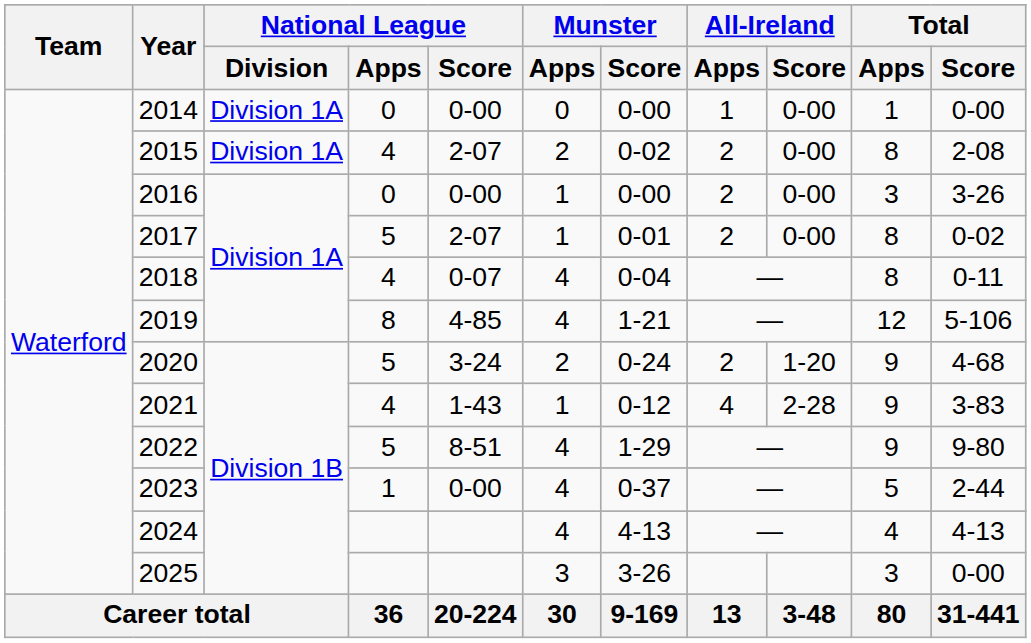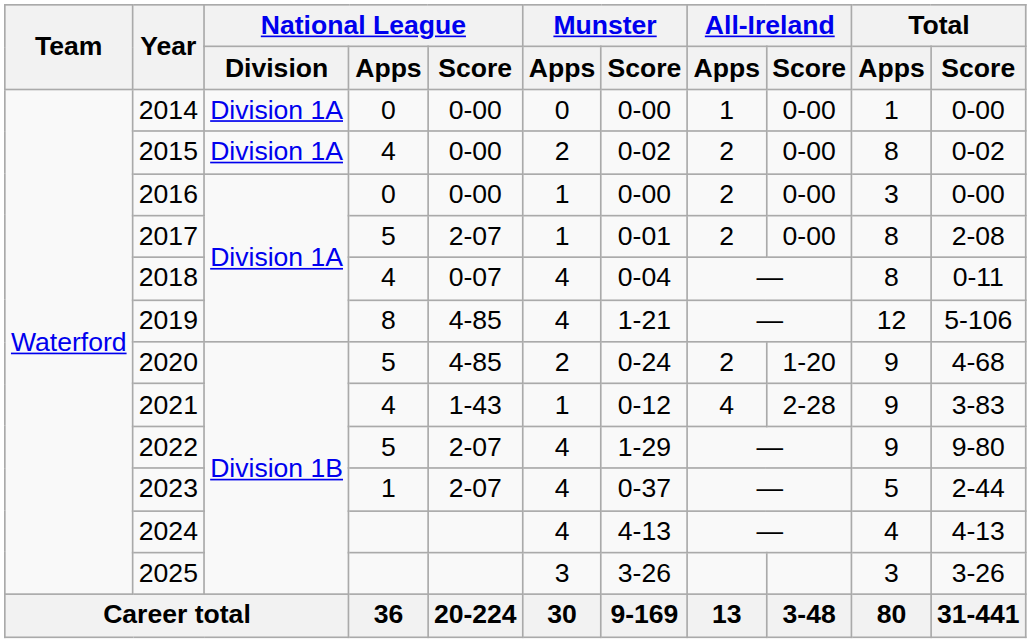(475, 151) 2-07 -> (475, 151) 0-00
(978, 151) 2-08 -> (978, 151) 0-02
(978, 194) 3-26 -> (978, 194) 0-00
(978, 236) 0-02 -> (978, 236) 2-08
(475, 362) 3-24 -> (475, 362) 4-85
(475, 446) 8-51 -> (475, 446) 2-07
(475, 488) 0-00 -> (475, 488) 2-07
(978, 573) 0-00 -> (978, 573) 3-26
